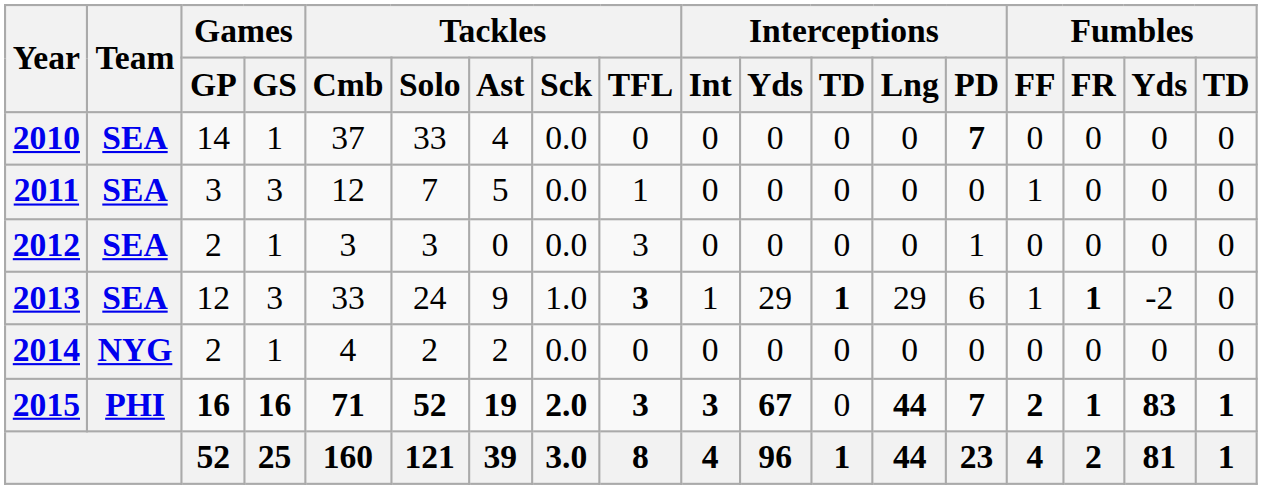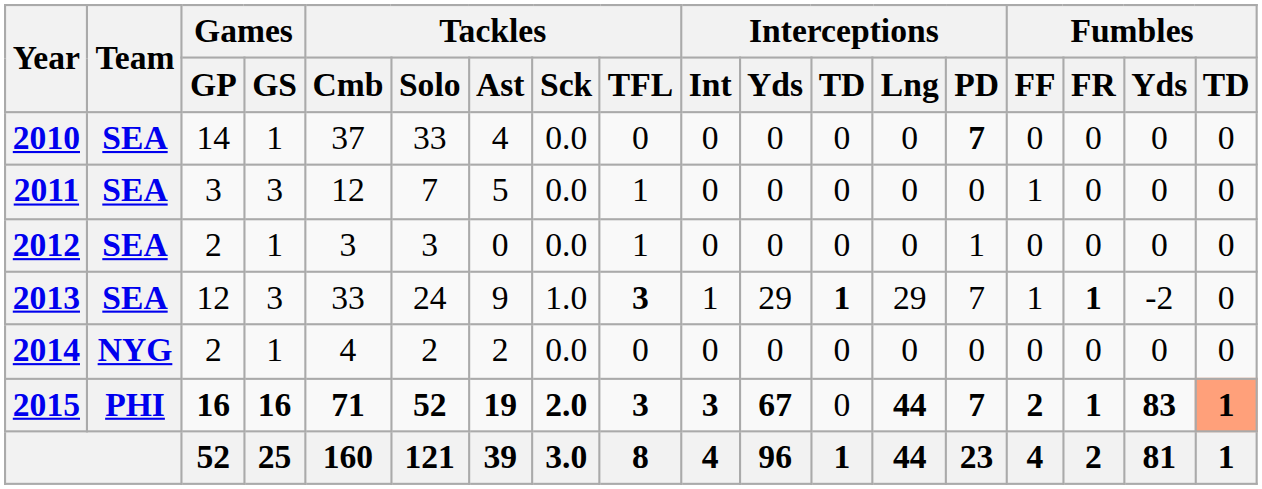(640, 244) 3 -> (640, 244) 1
(977, 297) 6 -> (977, 297) 7
(1226, 404) no background -> (1226, 404) lightsalmon background
